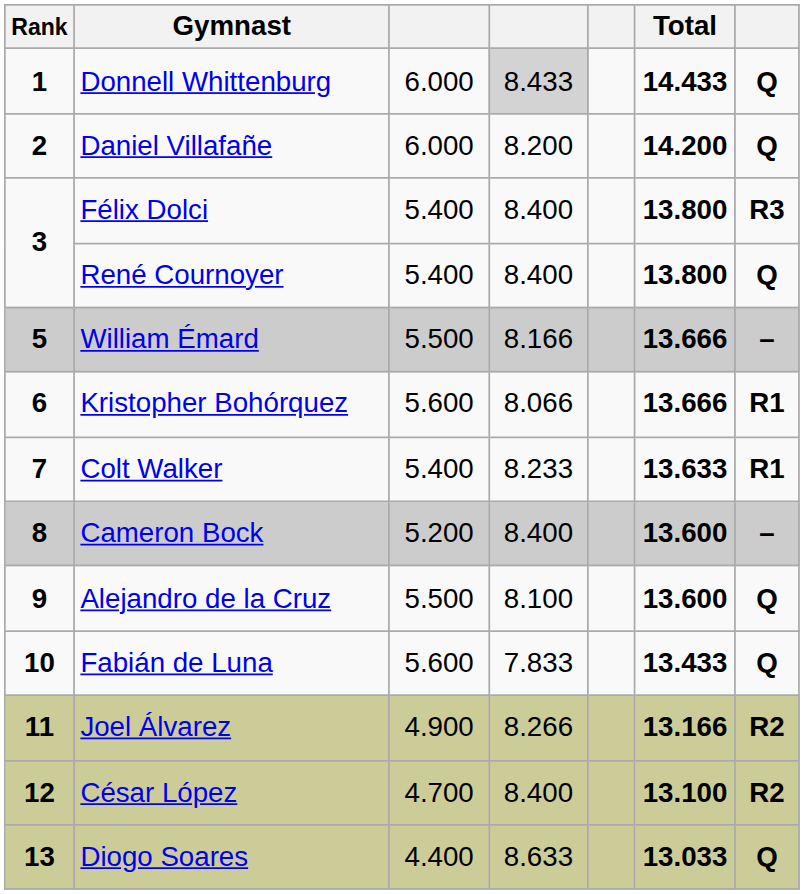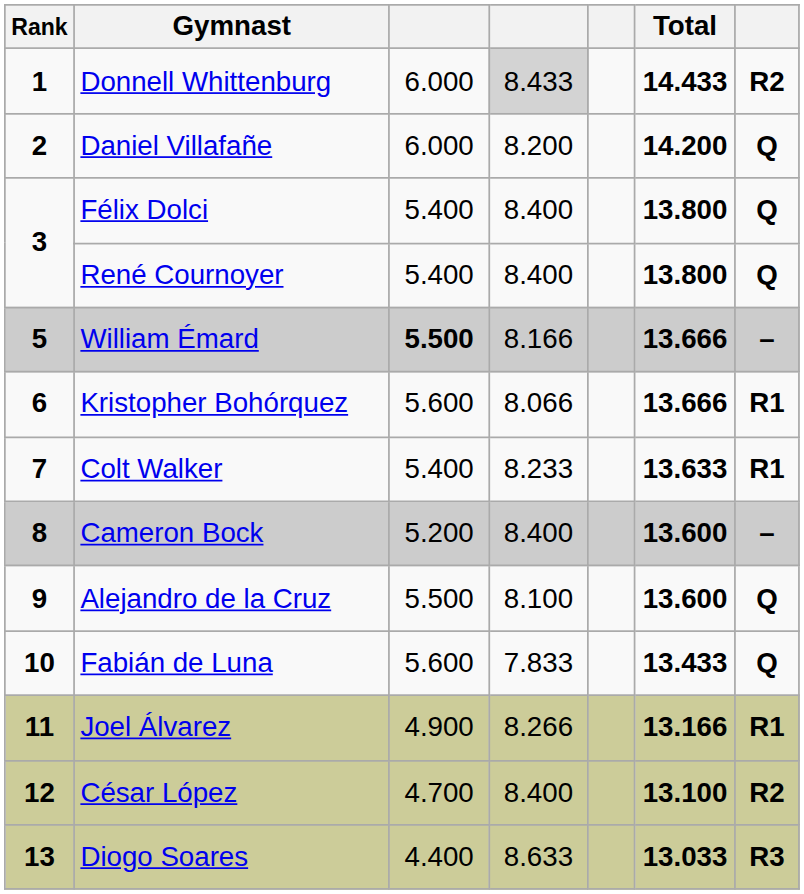(767, 80) Q -> (767, 80) R2
(767, 210) R3 -> (767, 210) Q
(439, 339) normal -> (439, 339) bold
(767, 727) R2 -> (767, 727) R1
(767, 856) Q -> (767, 856) R3
